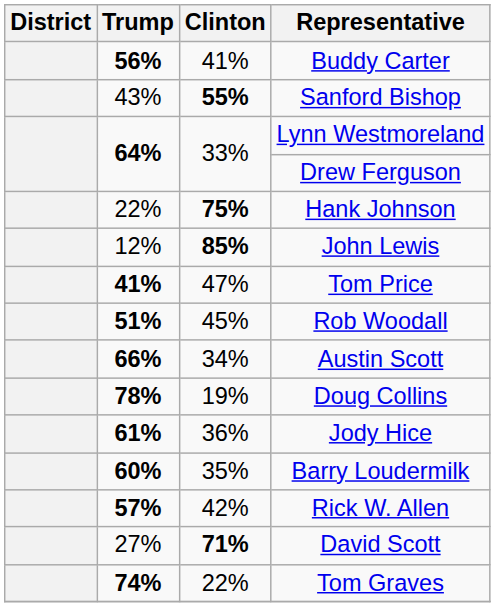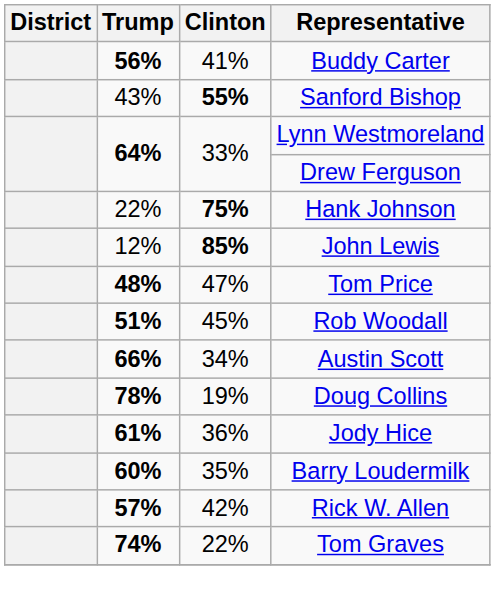(138, 284) 41% -> (138, 284) 48%
- row: (381, 545)
